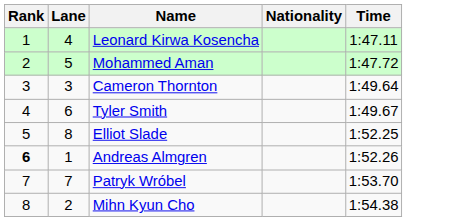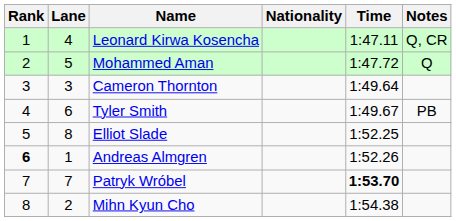+ column: (427, 16)
(374, 181) normal -> (374, 181) bold
